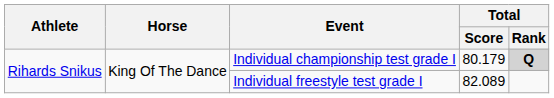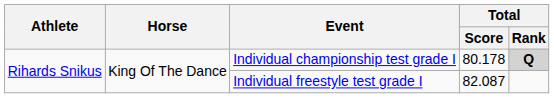(484, 60) 80.179 -> (484, 60) 80.178
(484, 82) 82.089 -> (484, 82) 82.087
